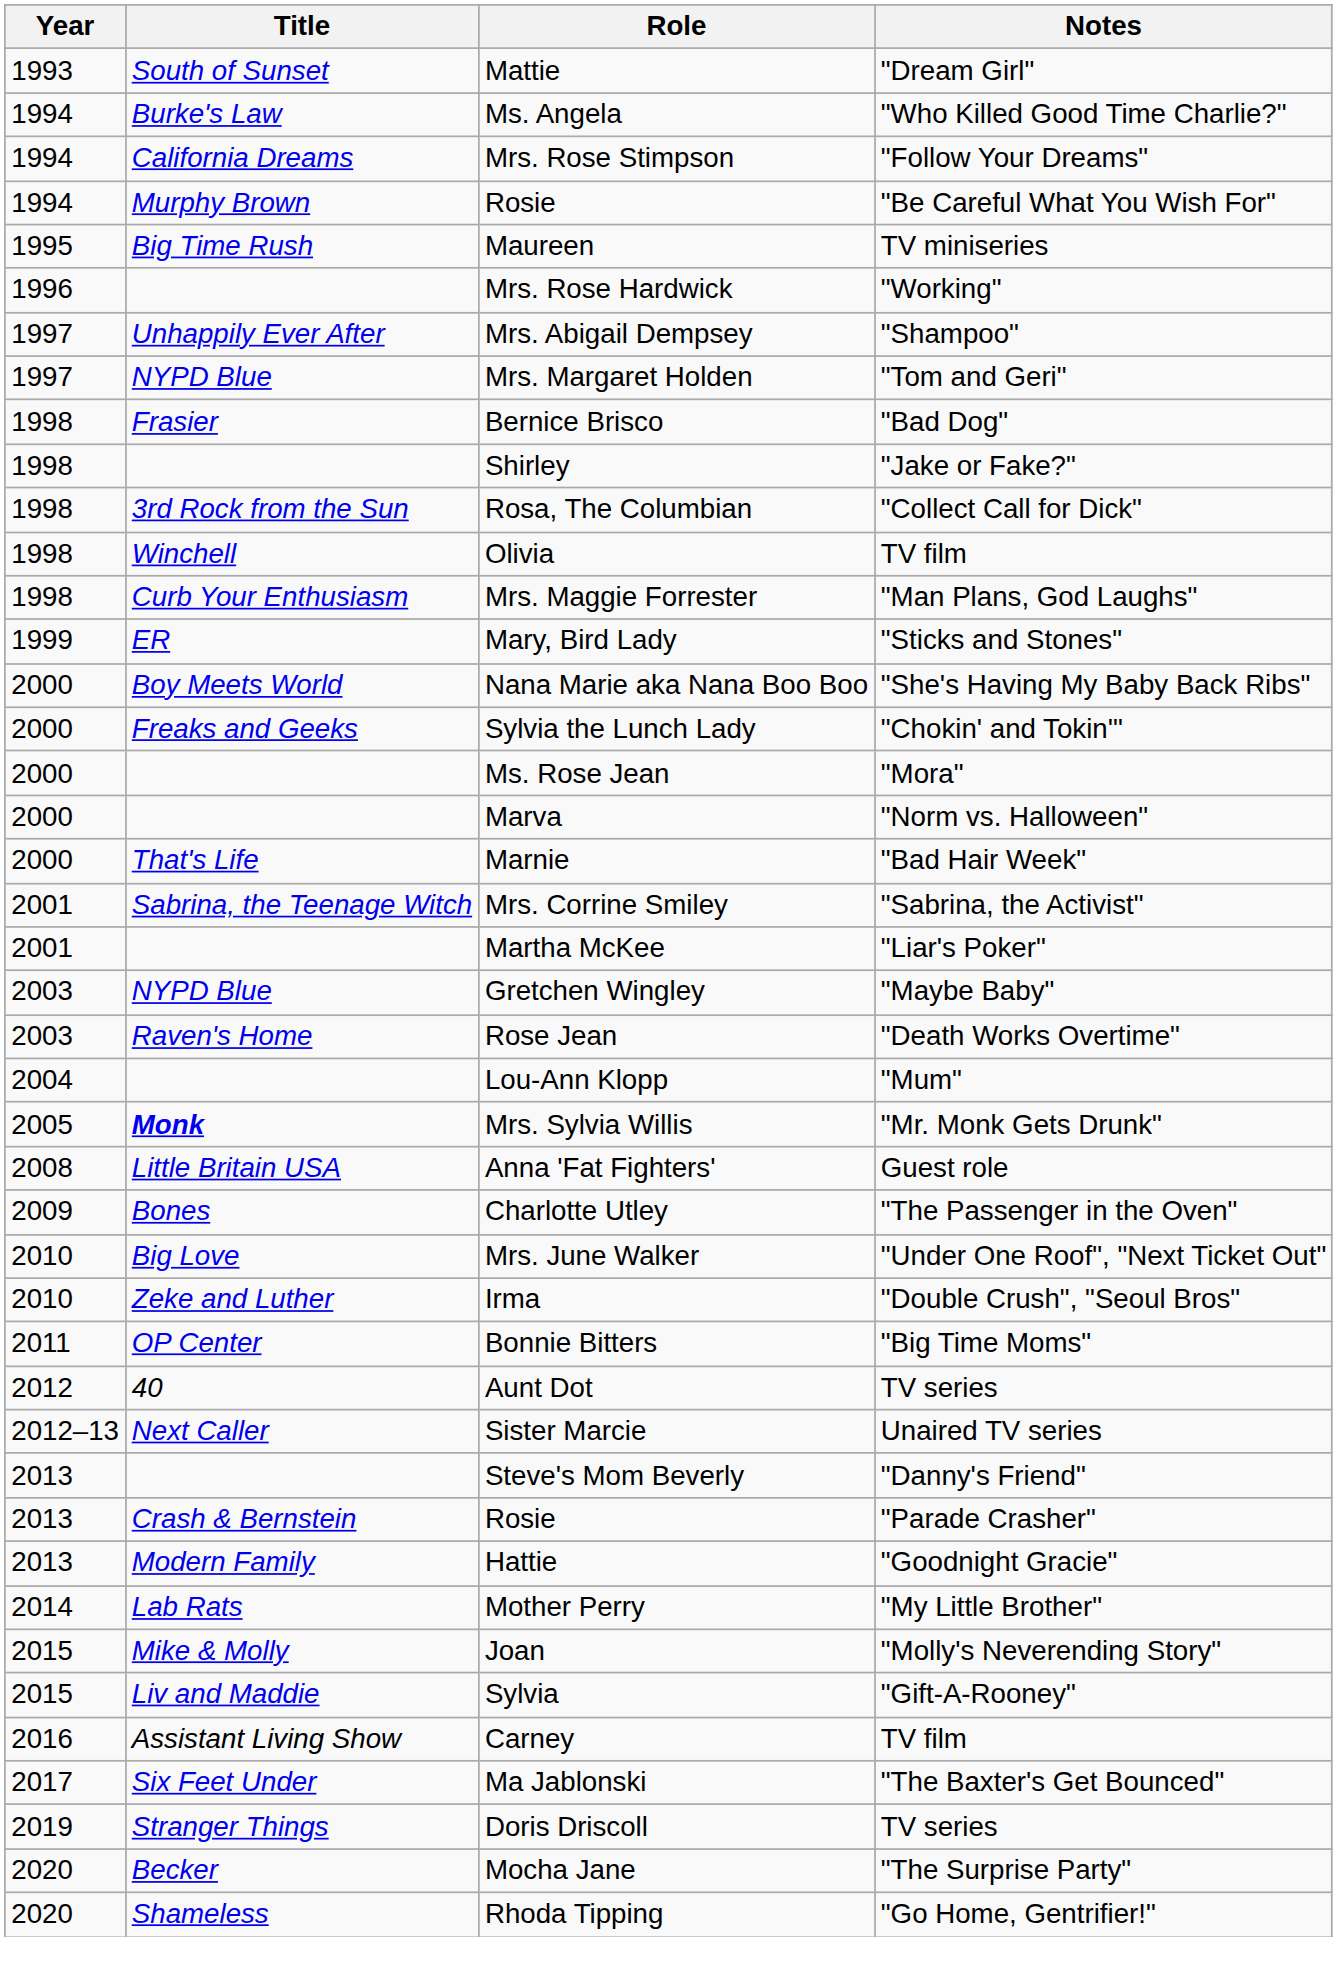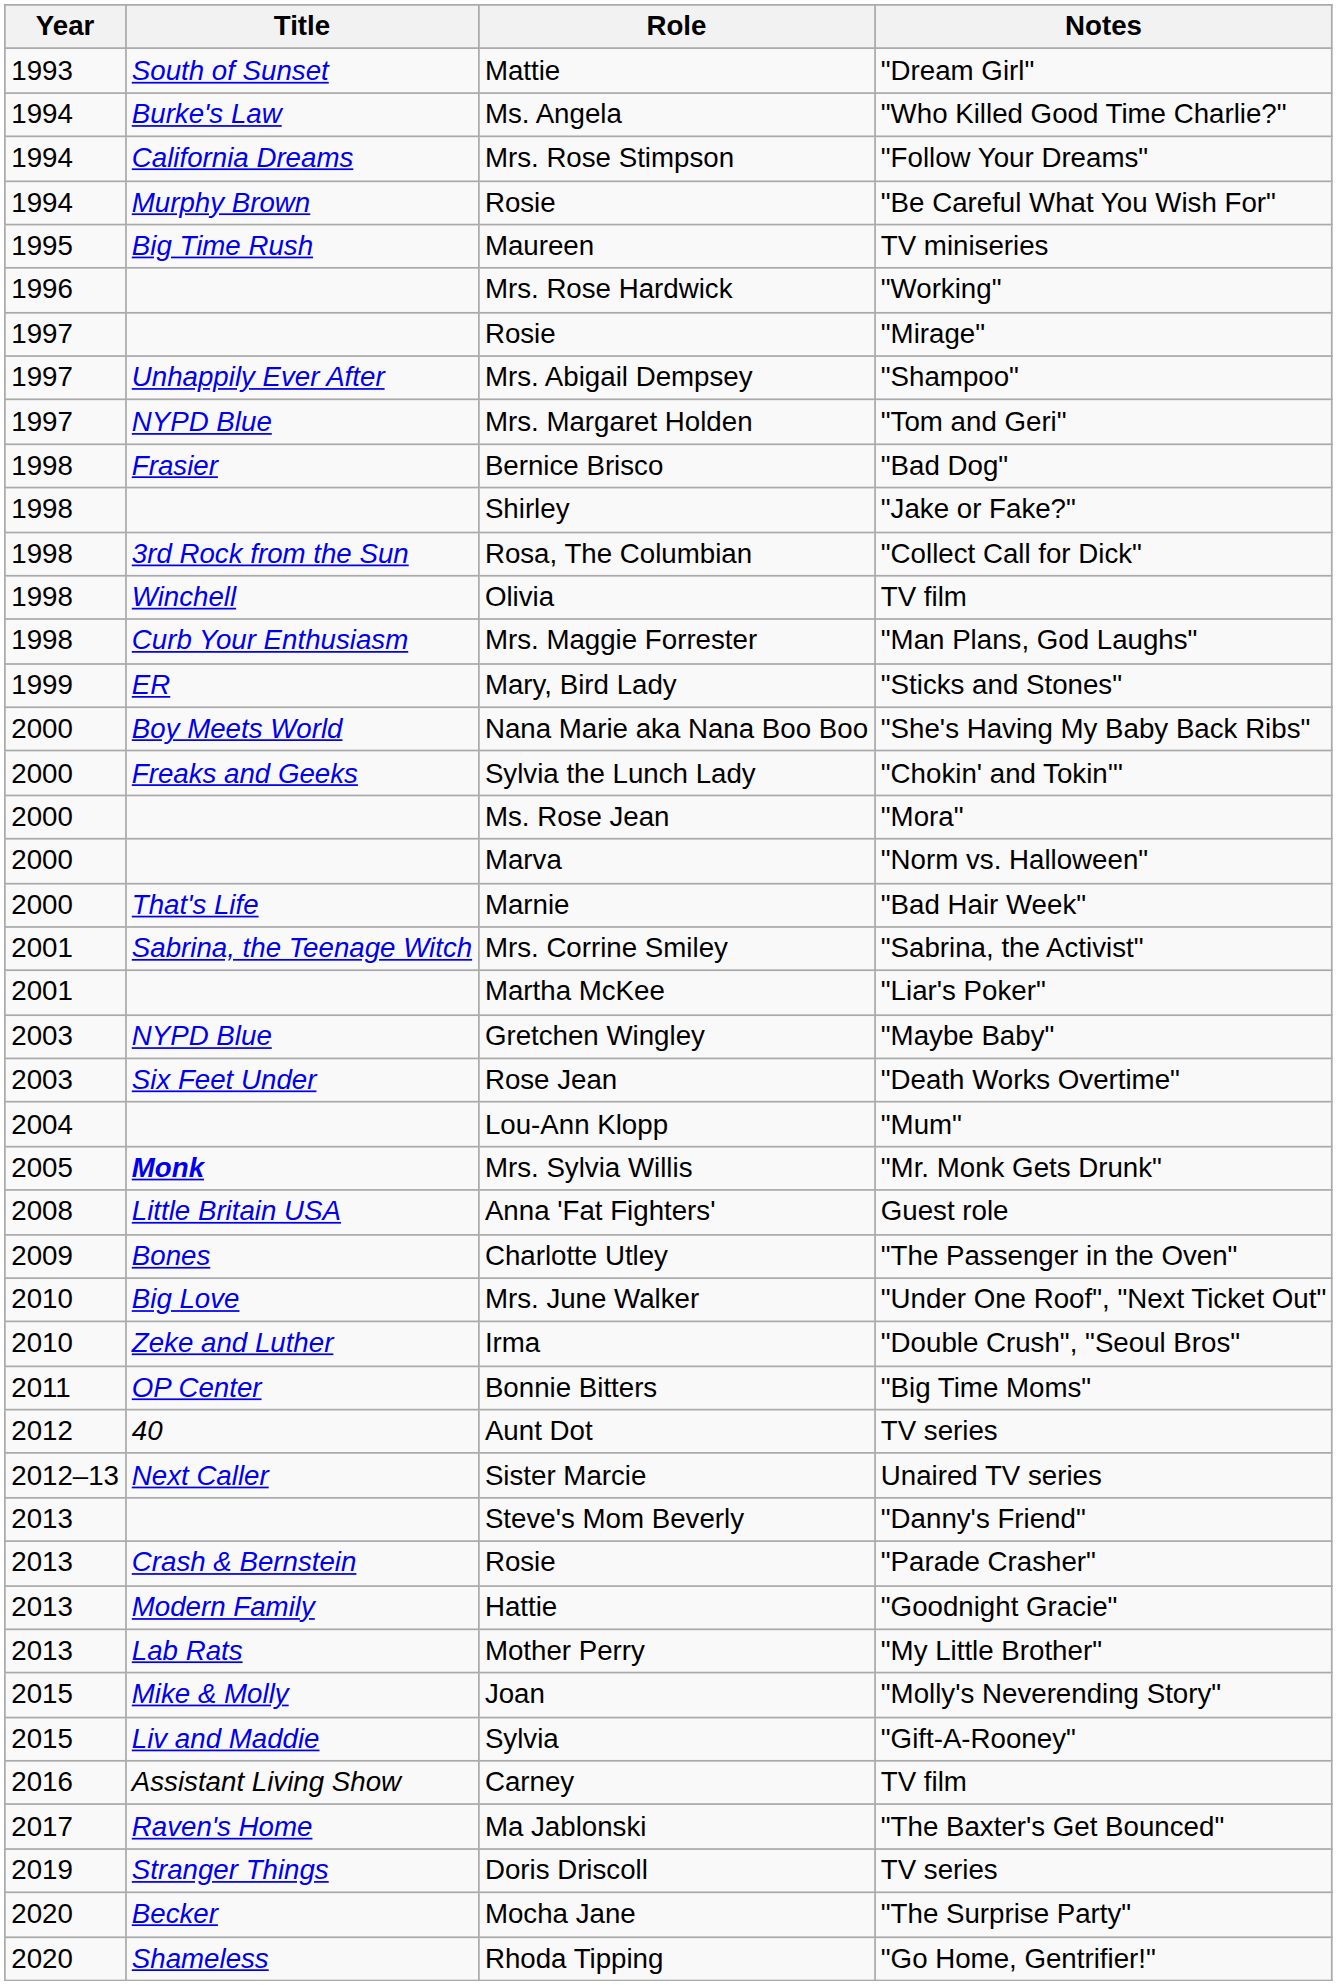+ row: (520, 333)
(222, 1036) Raven's Home -> (224, 1080) Six Feet Under
(42, 1606) 2014 -> (42, 1650) 2013
(224, 1782) Six Feet Under -> (222, 1826) Raven's Home
